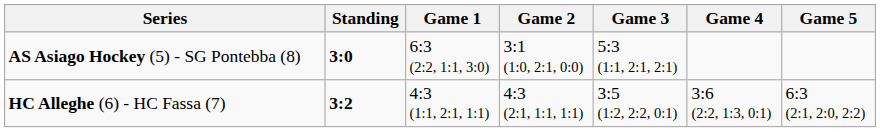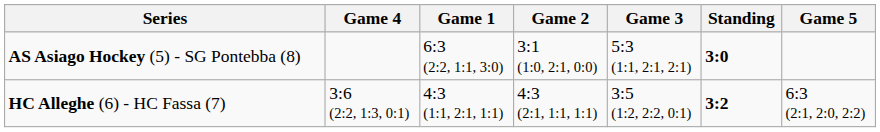columns swapped: (365, 18) <-> (734, 18)
